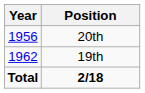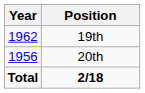rows swapped: (90, 36) <-> (90, 57)
